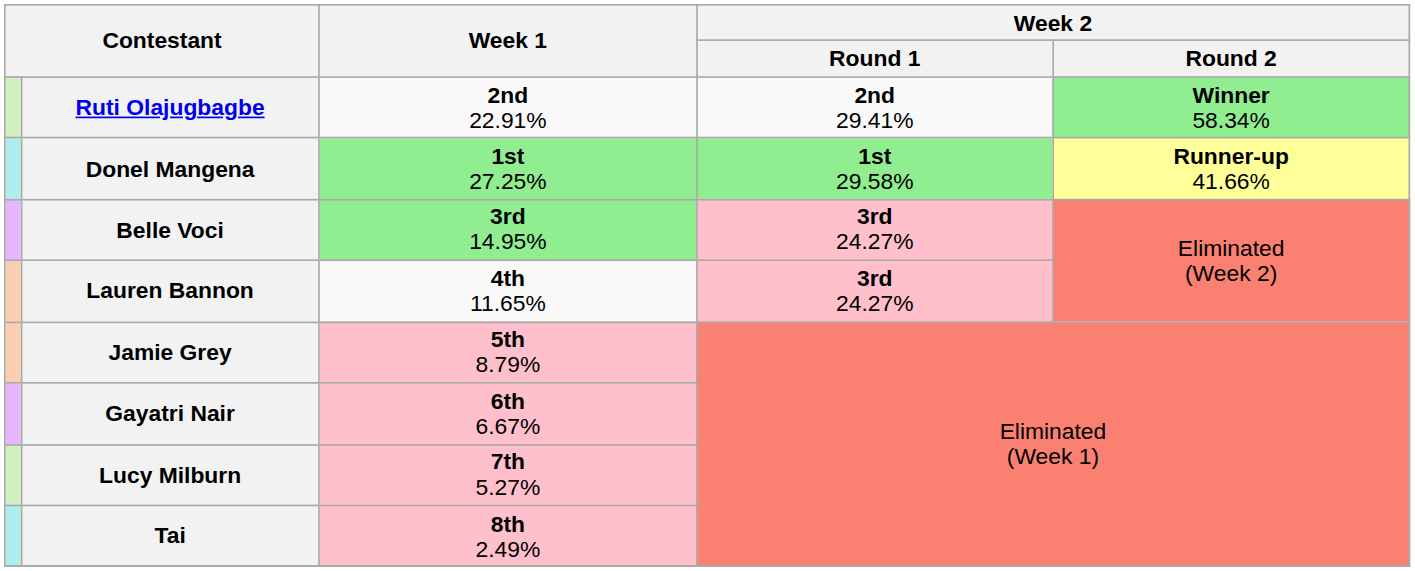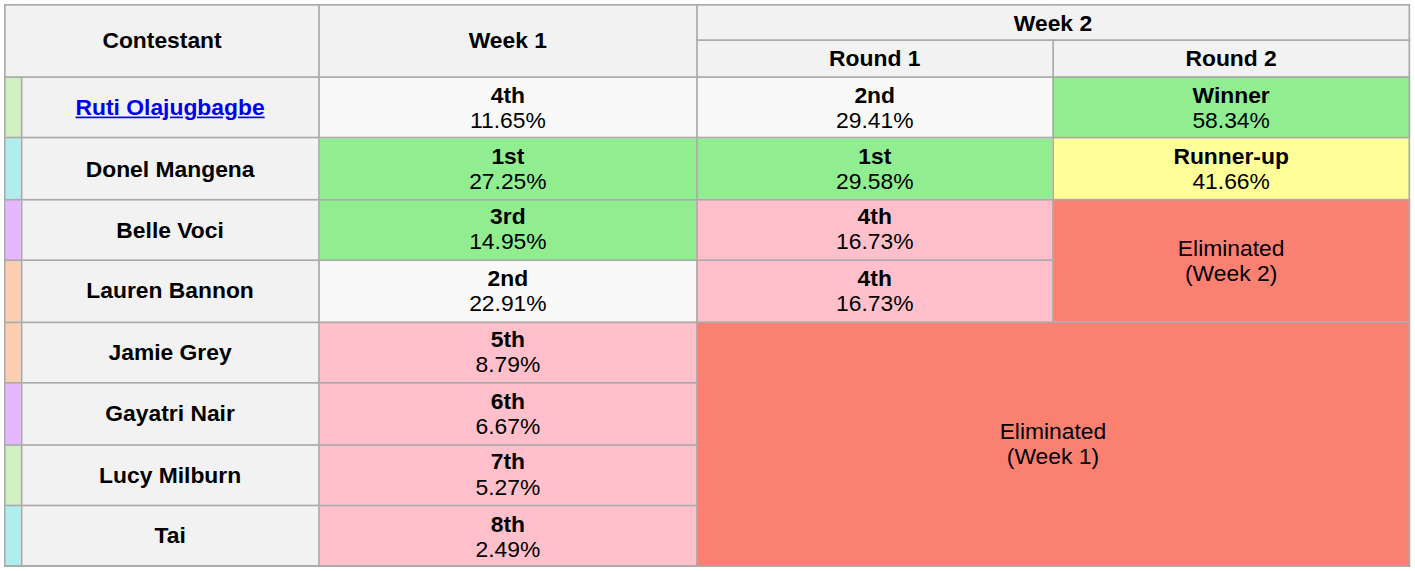(508, 107) 2nd 22.91% -> (508, 107) 4th 11.65%
(875, 230) 3rd 24.27% -> (875, 230) 4th 16.73%
(508, 291) 4th 11.65% -> (508, 291) 2nd 22.91%
(875, 291) 3rd 24.27% -> (875, 291) 4th 16.73%
